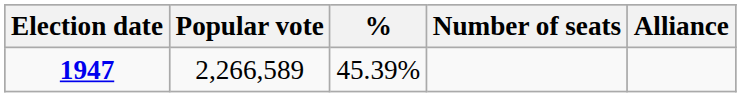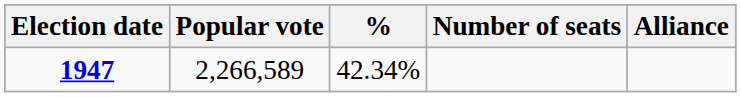(378, 69) 45.39% -> (378, 69) 42.34%
